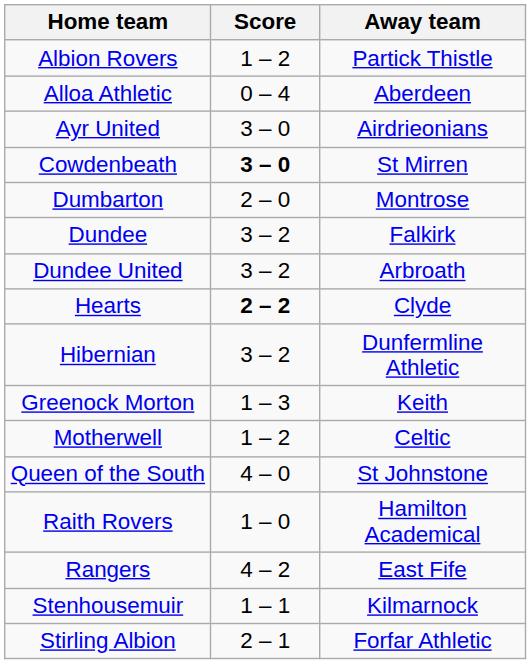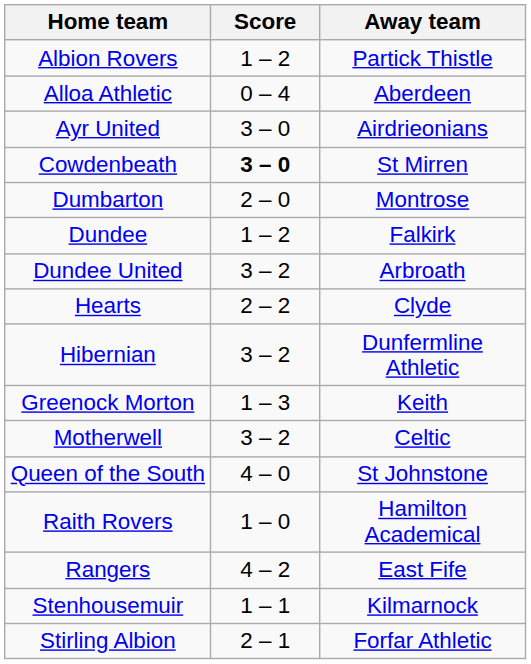(265, 235) 3 – 2 -> (265, 235) 1 – 2
(265, 306) bold -> (265, 306) normal
(265, 438) 1 – 2 -> (265, 438) 3 – 2
